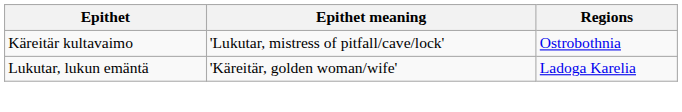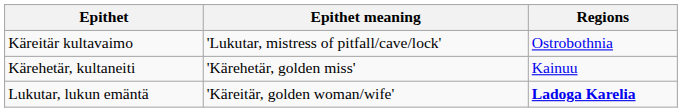+ row: (72, 69)
(588, 69) normal -> (584, 94) bold
